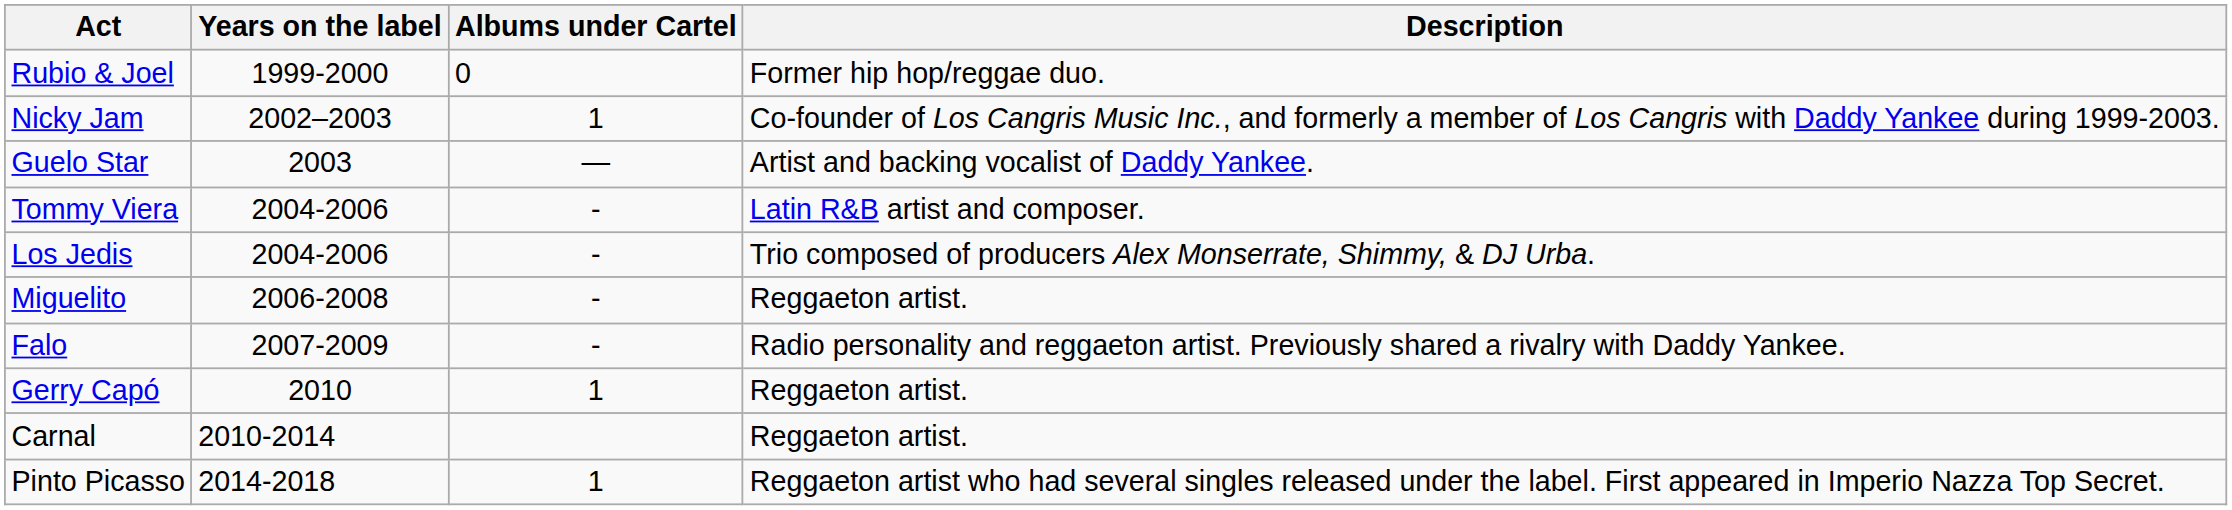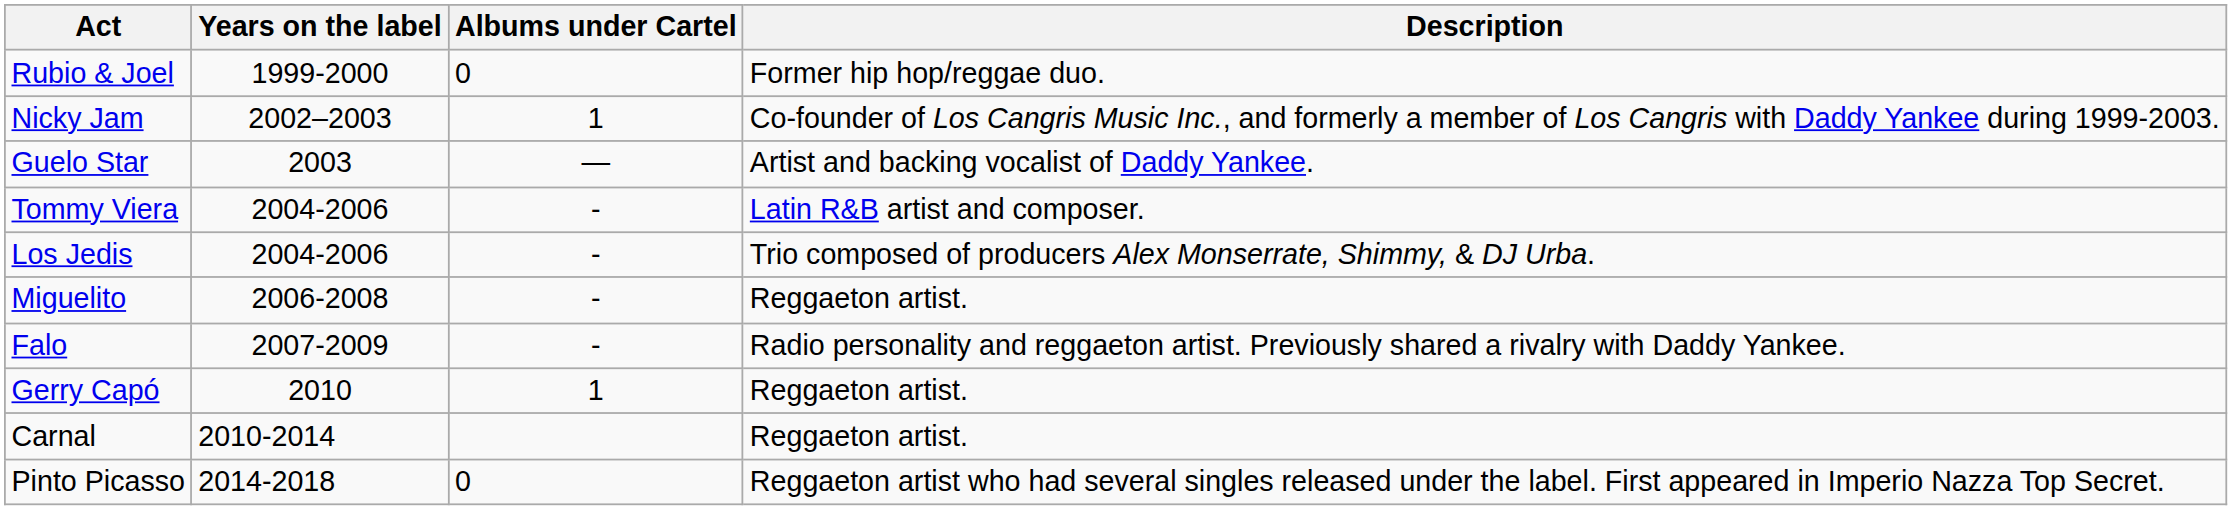(596, 481) 1 -> (463, 481) 0
